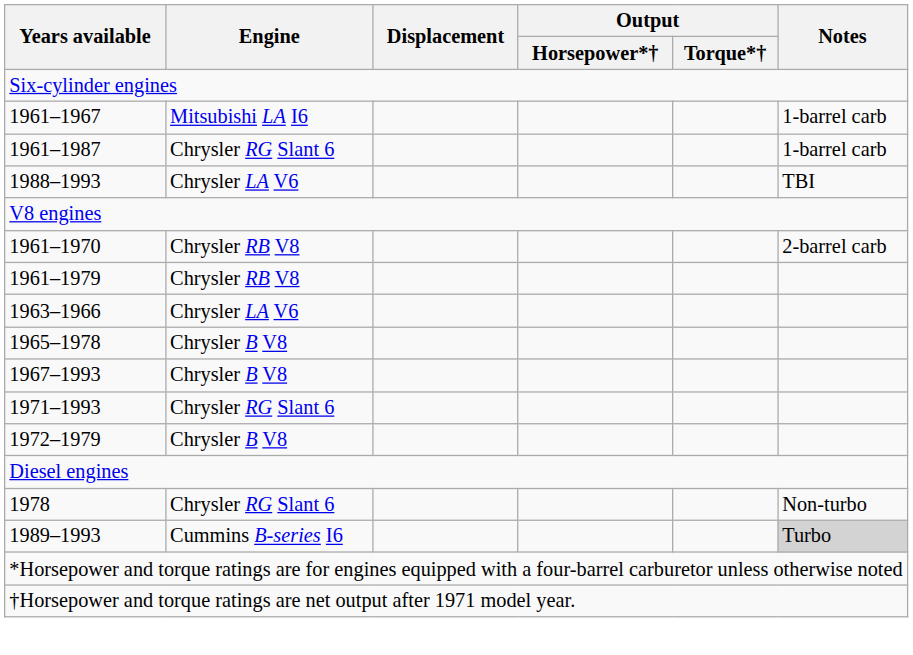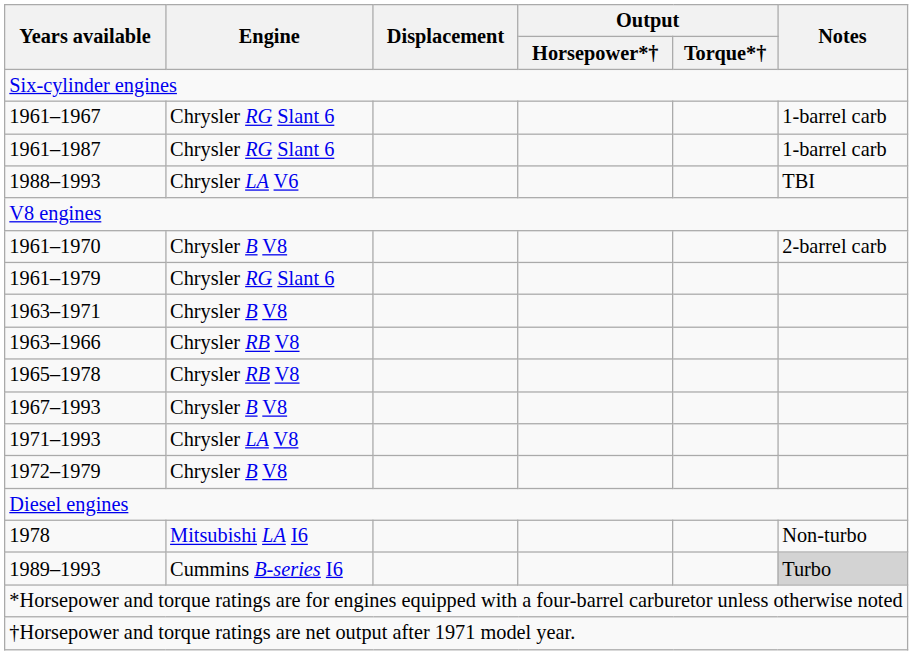(239, 117) Mitsubishi LA I6 -> (252, 117) Chrysler RG Slant 6
(235, 246) Chrysler RB V8 -> (229, 246) Chrysler B V8
(235, 278) Chrysler RB V8 -> (252, 278) Chrysler RG Slant 6
+ row: (55, 310)
(234, 310) Chrysler LA V6 -> (235, 342) Chrysler RB V8
(229, 342) Chrysler B V8 -> (235, 375) Chrysler RB V8
(252, 407) Chrysler RG Slant 6 -> (234, 439) Chrysler LA V8
(252, 504) Chrysler RG Slant 6 -> (239, 536) Mitsubishi LA I6
